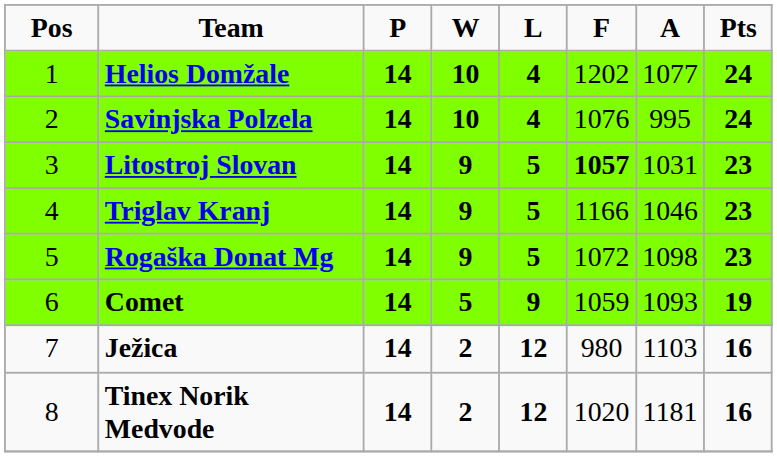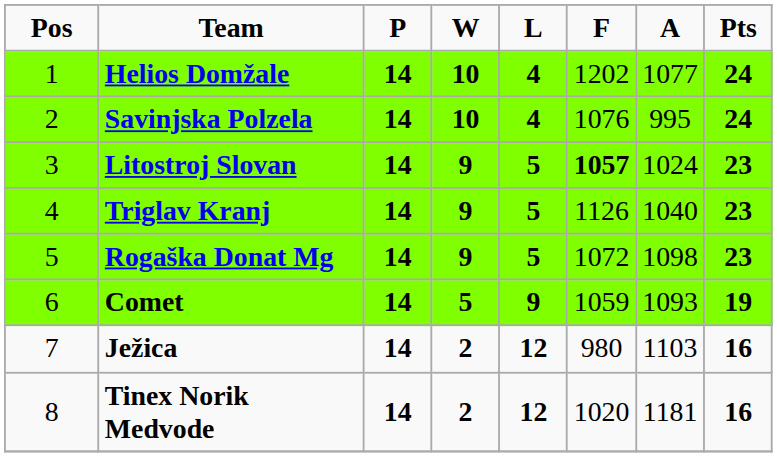(670, 165) 1031 -> (670, 165) 1024
(602, 211) 1166 -> (602, 211) 1126
(670, 211) 1046 -> (670, 211) 1040
